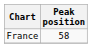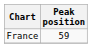(64, 36) 58 -> (64, 36) 59
